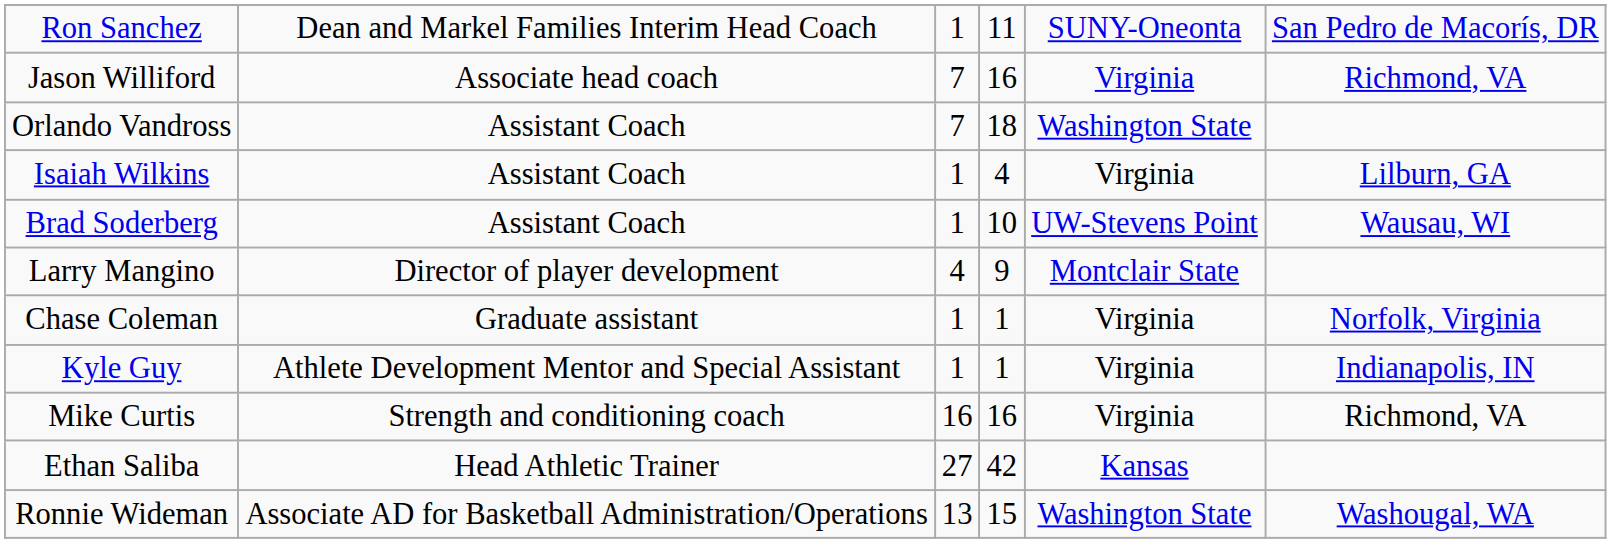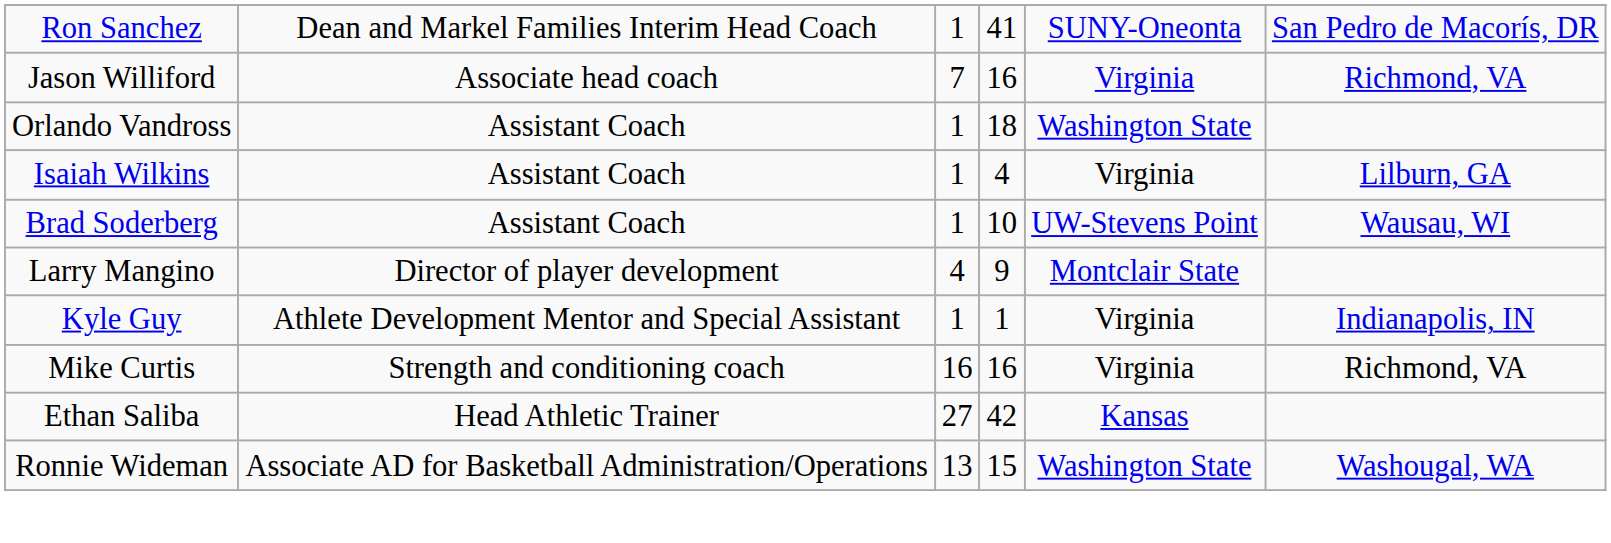(1002, 28) 11 -> (1002, 28) 41
(957, 125) 7 -> (957, 125) 1
- row: (122, 319)
